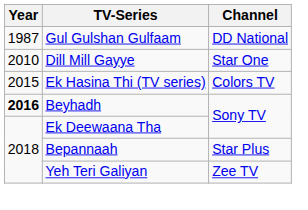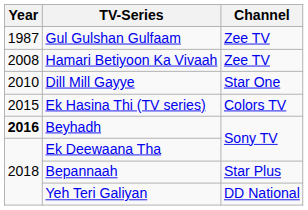(250, 37) DD National -> (247, 37) Zee TV
+ row: (131, 60)
(235, 171) Zee TV -> (262, 194) DD National
